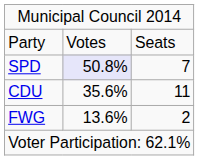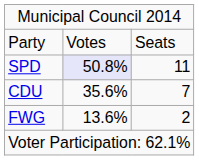(186, 67) 7 -> (182, 67) 11
(182, 92) 11 -> (186, 92) 7
